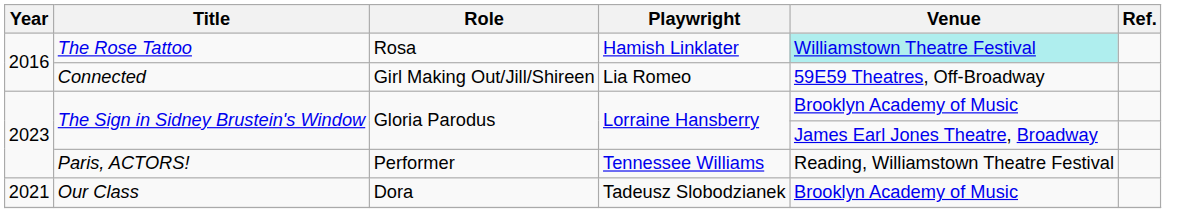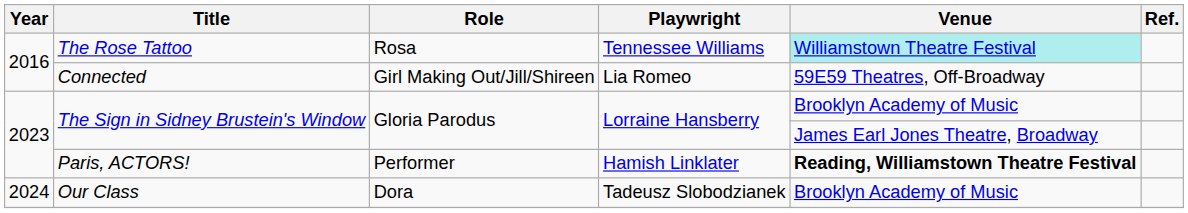(671, 47) Hamish Linklater -> (684, 47) Tennessee Williams
(684, 163) Tennessee Williams -> (671, 163) Hamish Linklater
(954, 163) normal -> (965, 163) bold
(29, 192) 2021 -> (29, 192) 2024
